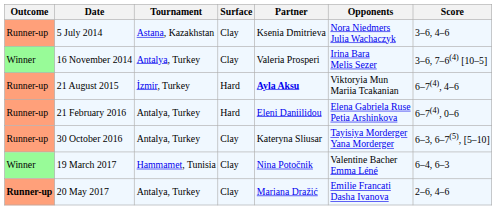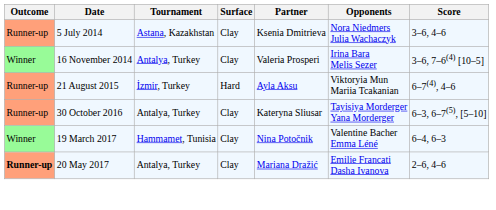(278, 86) bold -> (277, 86) normal
- row: (91, 112)
